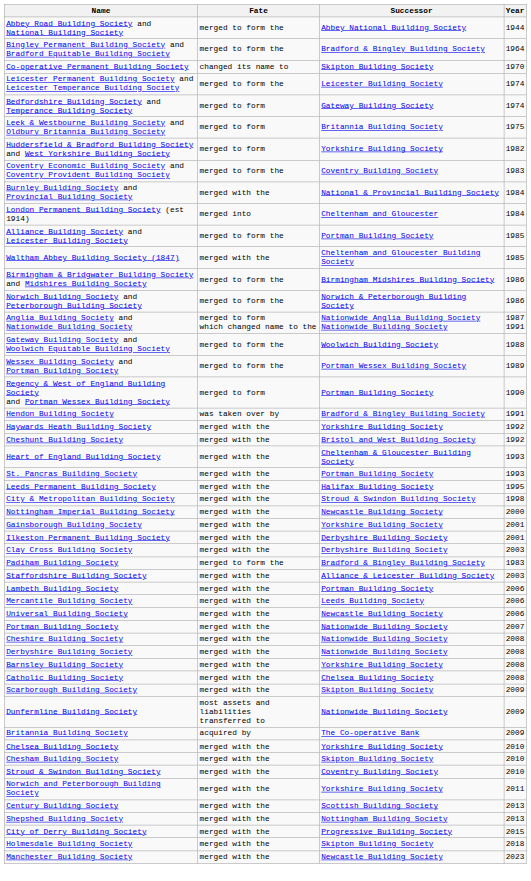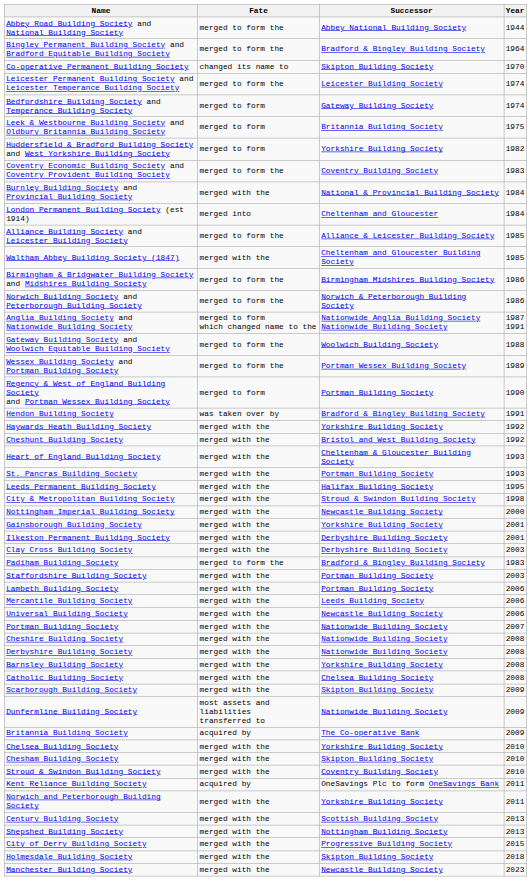(377, 236) Portman Building Society -> (408, 236) Alliance & Leicester Building Society
(408, 576) Alliance & Leicester Building Society -> (377, 576) Portman Building Society
+ row: (76, 784)
